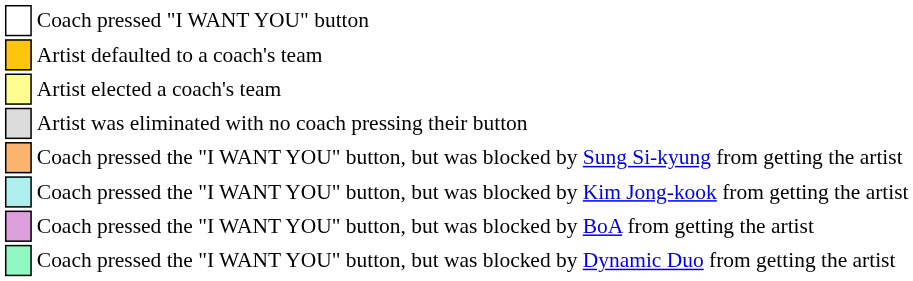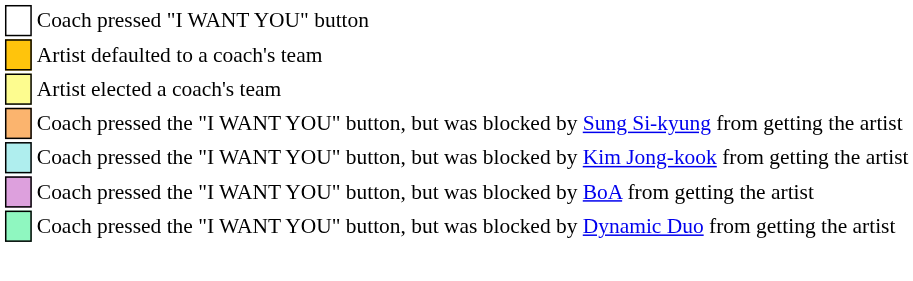- row: (282, 123)
